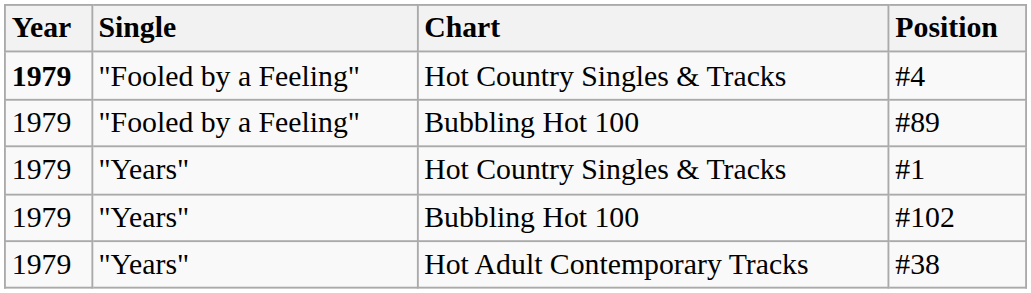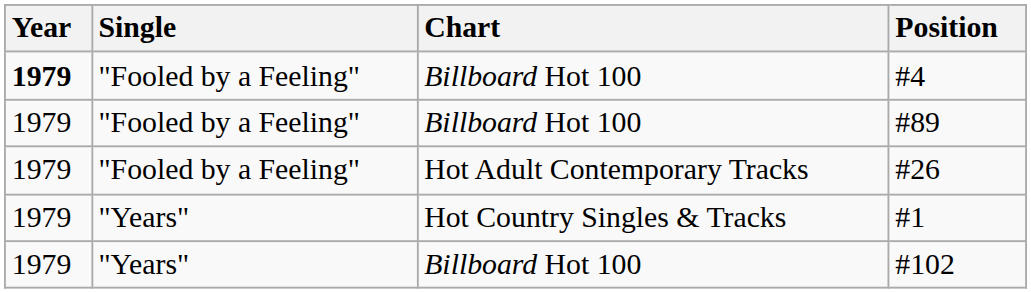(605, 75) Hot Country Singles & Tracks -> (533, 75) Billboard Hot 100
(532, 122) Bubbling Hot 100 -> (533, 122) Billboard Hot 100
+ row: (918, 169)
(532, 216) Bubbling Hot 100 -> (533, 264) Billboard Hot 100
- row: (918, 264)
